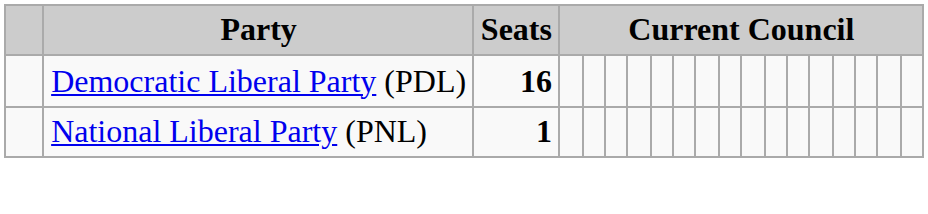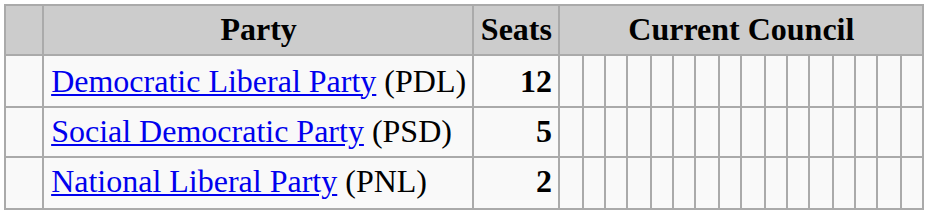(536, 80) 16 -> (536, 80) 12
+ row: (252, 131)
(544, 131) 1 -> (544, 182) 2
